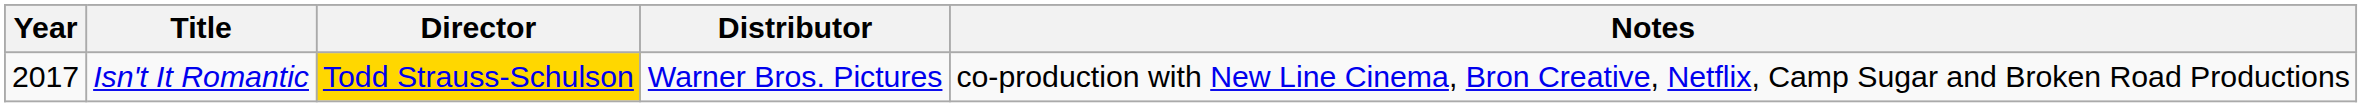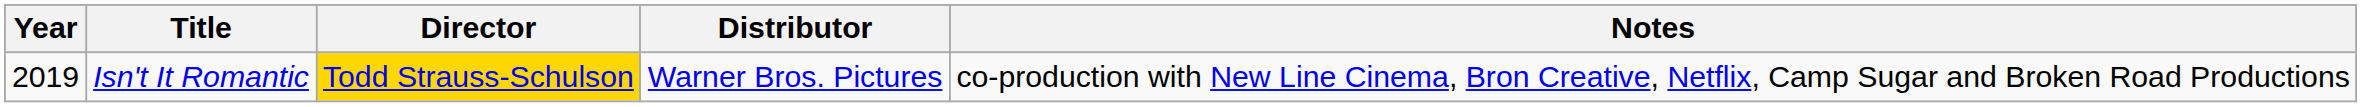(46, 76) 2017 -> (46, 76) 2019
